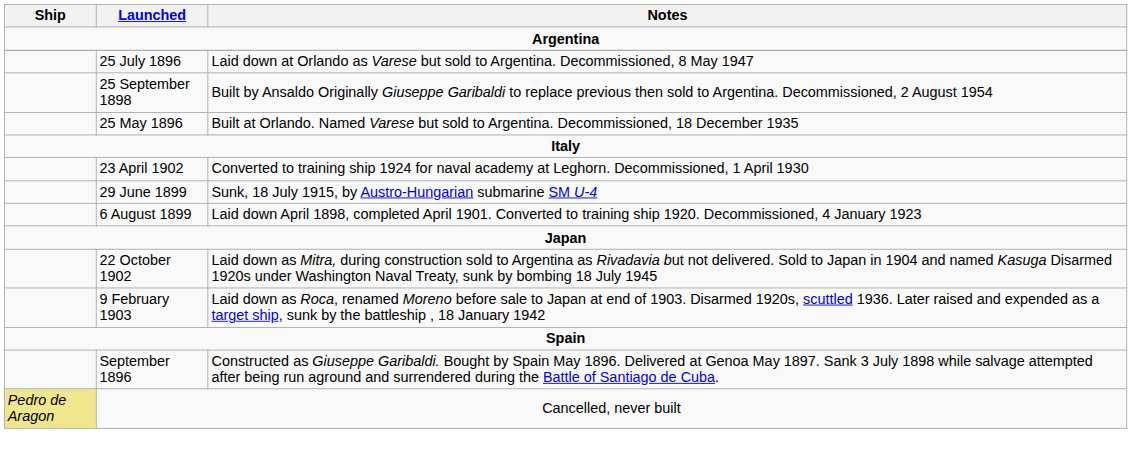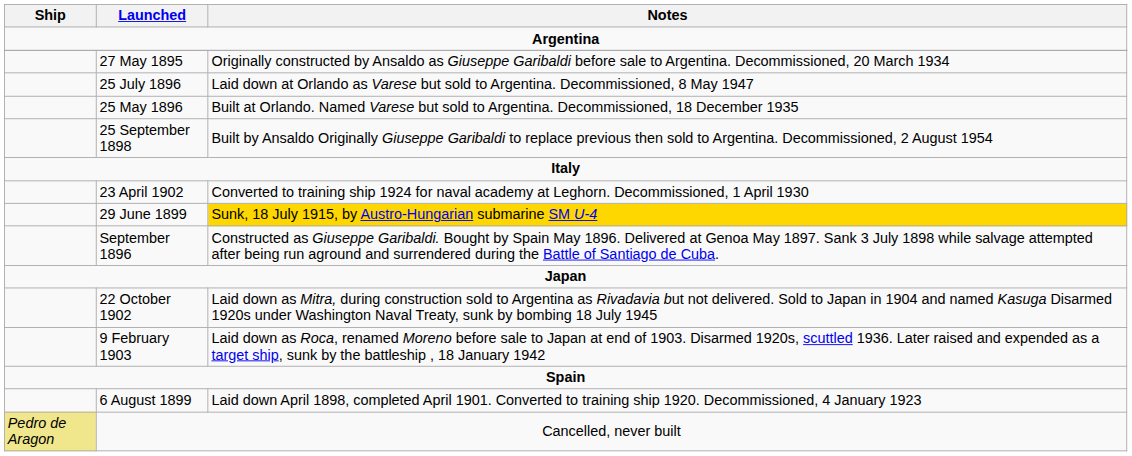+ row: (141, 61)
rows swapped: (145, 92) <-> (141, 123)
(404, 191) no background -> (404, 214) gold background
rows swapped: (145, 214) <-> (135, 369)
